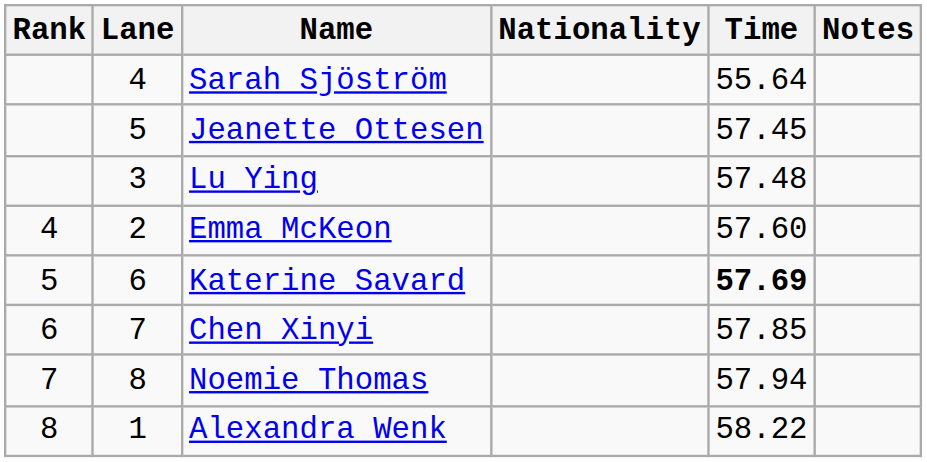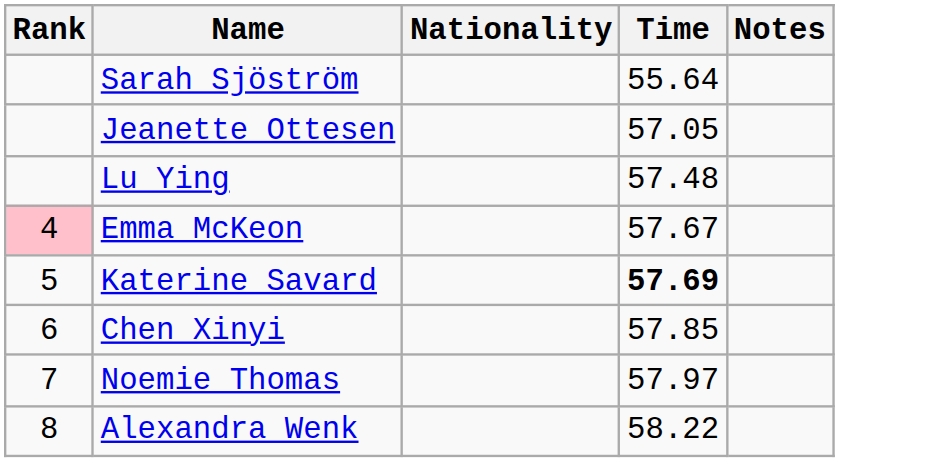- column: (138, 30)
(761, 130) 57.45 -> (673, 130) 57.05
(49, 230) no background -> (49, 230) pink background
(761, 230) 57.60 -> (673, 230) 57.67
(761, 380) 57.94 -> (673, 380) 57.97
